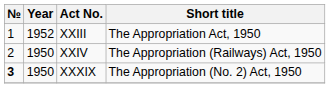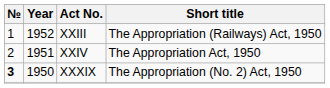(185, 33) The Appropriation Act, 1950 -> (215, 33) The Appropriation (Railways) Act, 1950
(40, 53) 1950 -> (40, 53) 1951
(215, 53) The Appropriation (Railways) Act, 1950 -> (185, 53) The Appropriation Act, 1950
